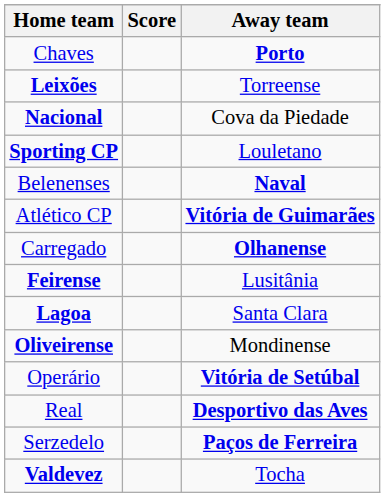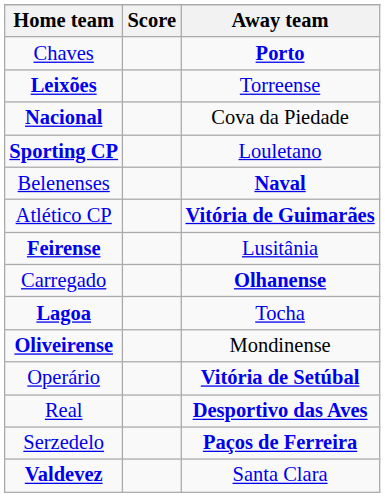rows swapped: (64, 248) <-> (64, 280)
(280, 313) Santa Clara -> (280, 313) Tocha
(280, 475) Tocha -> (280, 475) Santa Clara
